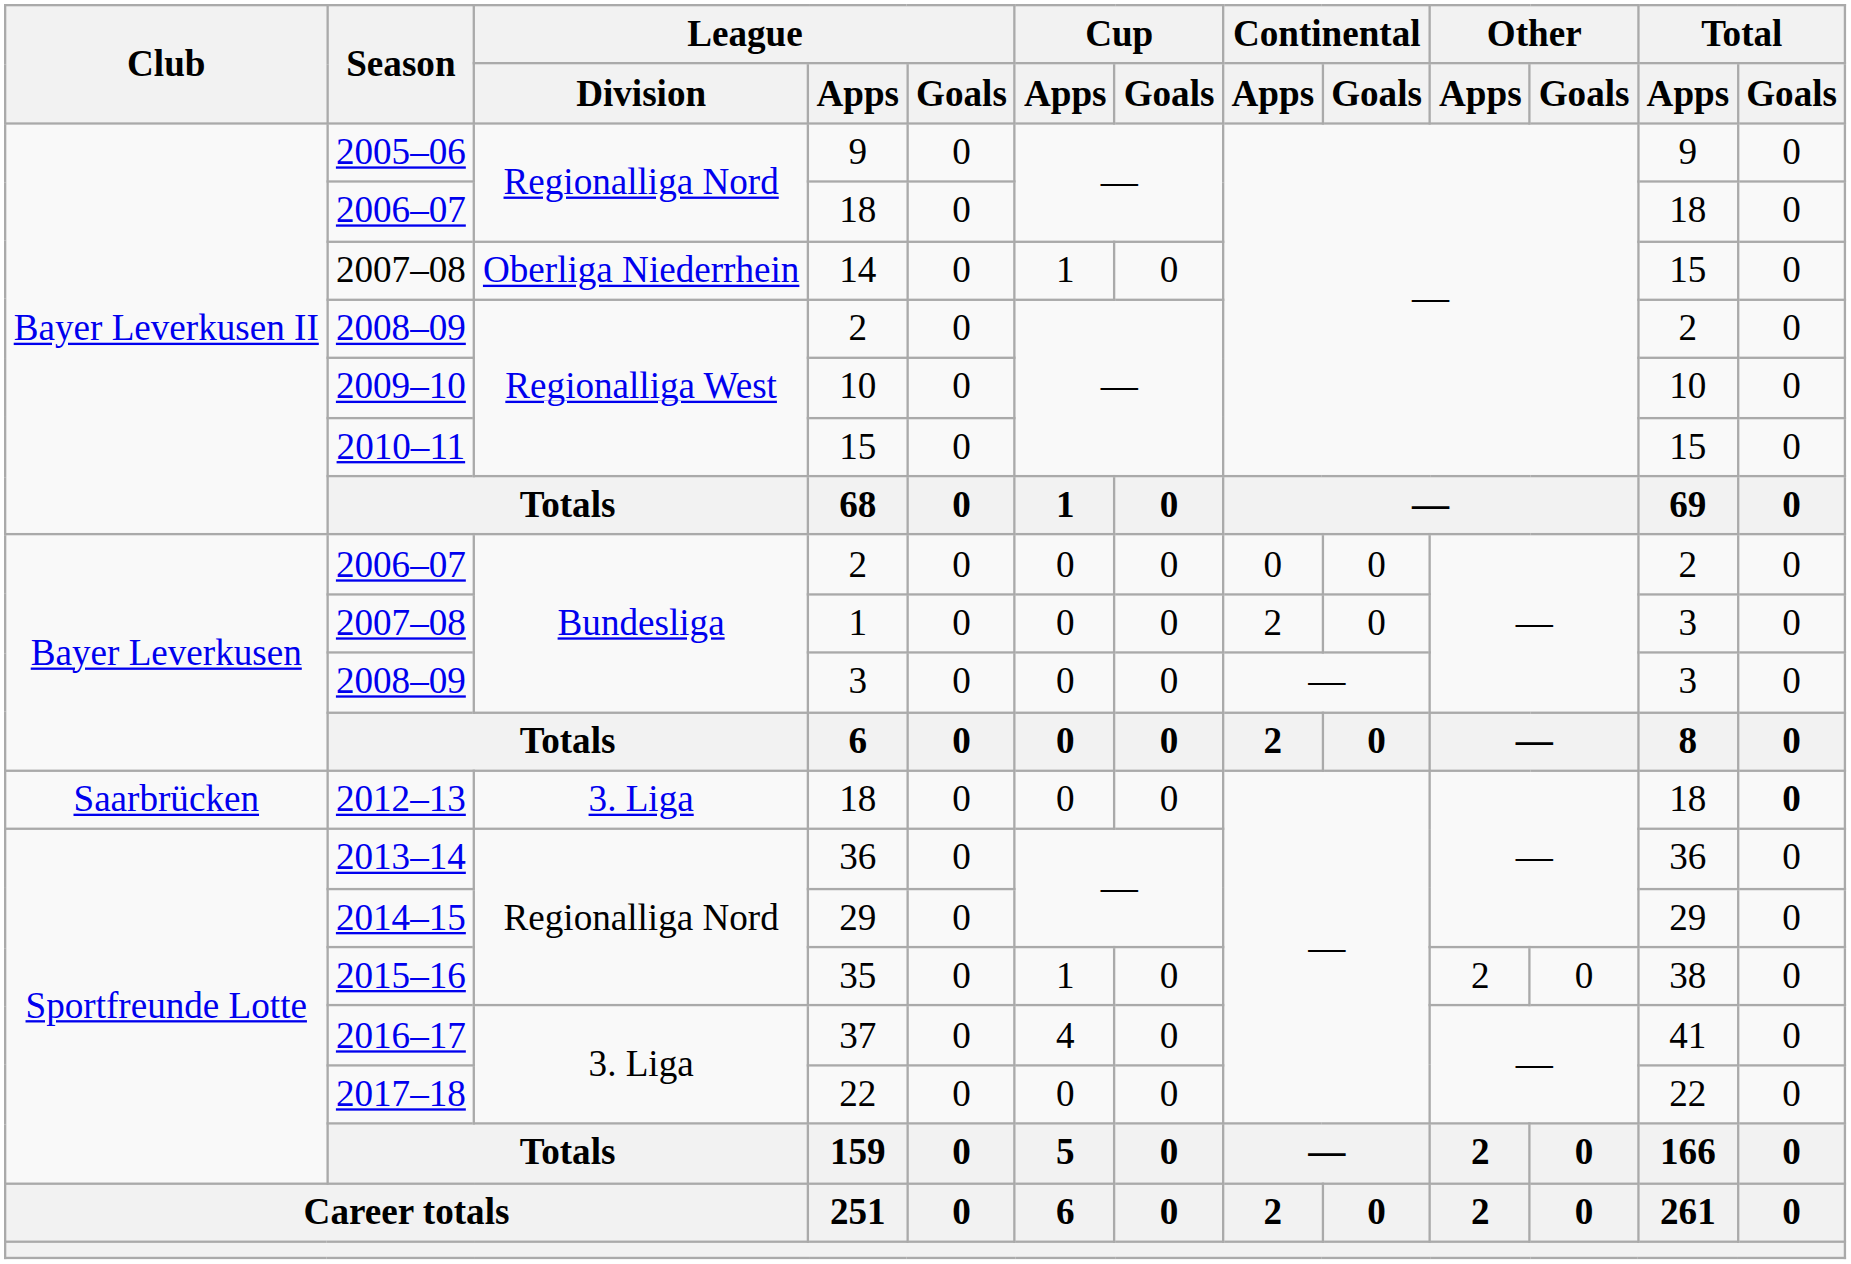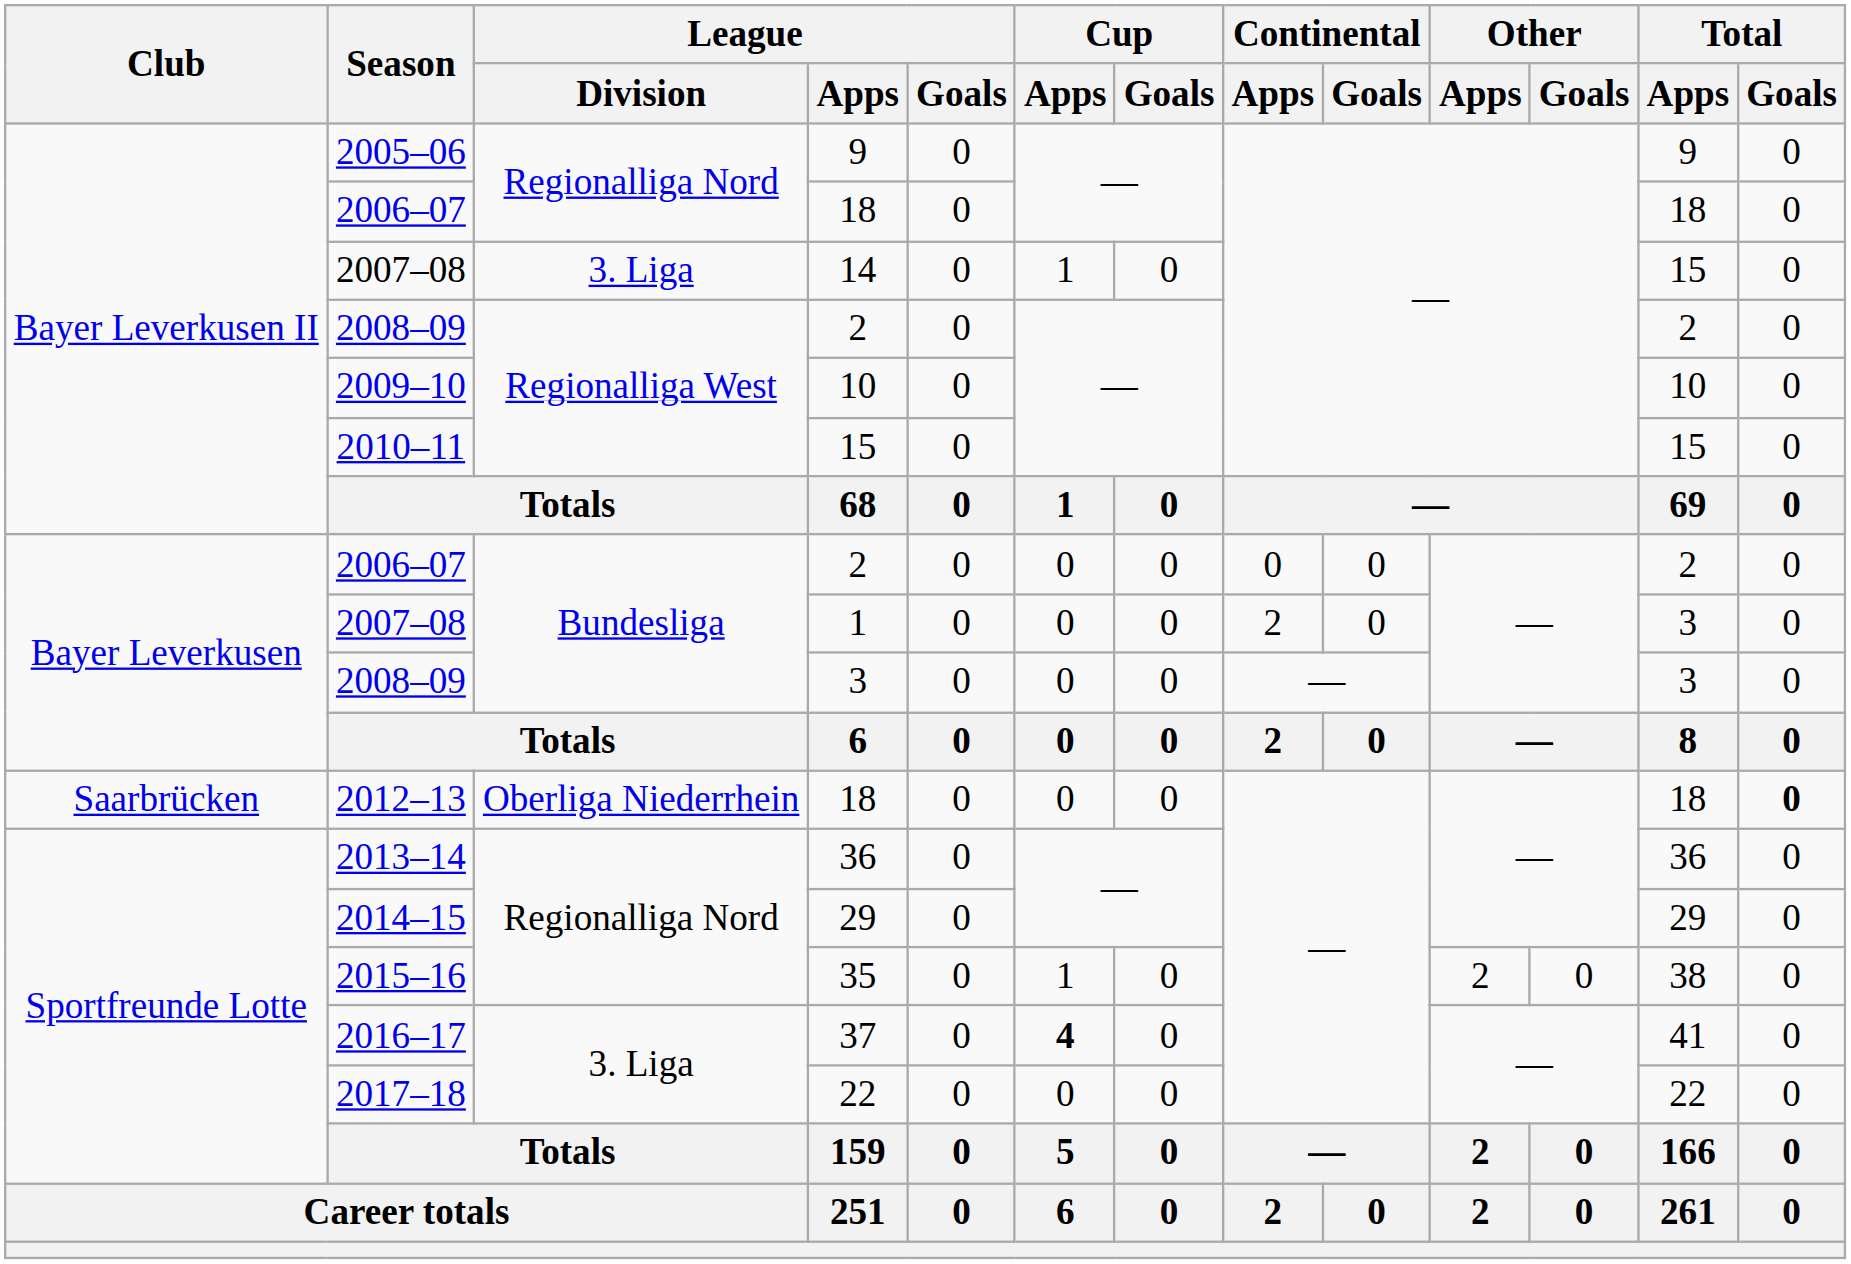(641, 269) Oberliga Niederrhein -> (641, 269) 3. Liga
(641, 799) 3. Liga -> (641, 799) Oberliga Niederrhein
(1065, 1034) normal -> (1065, 1034) bold
